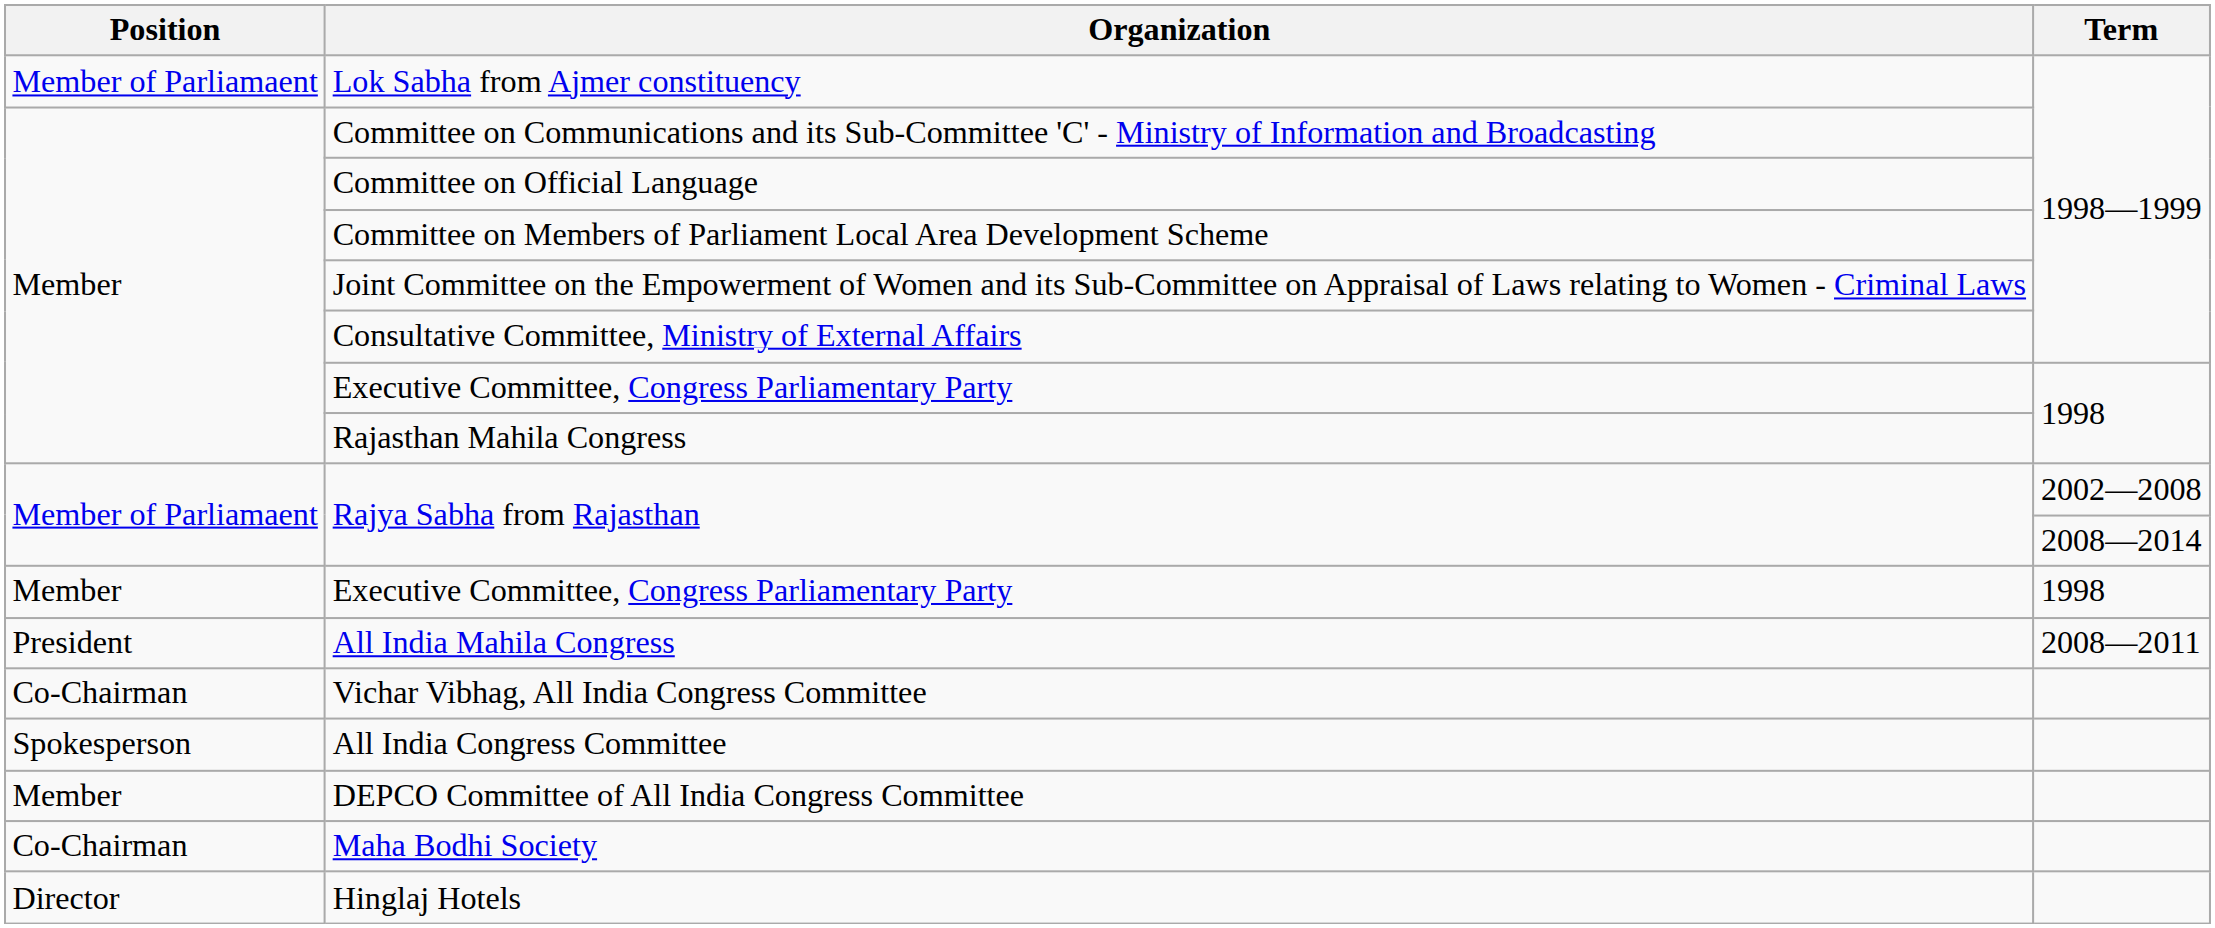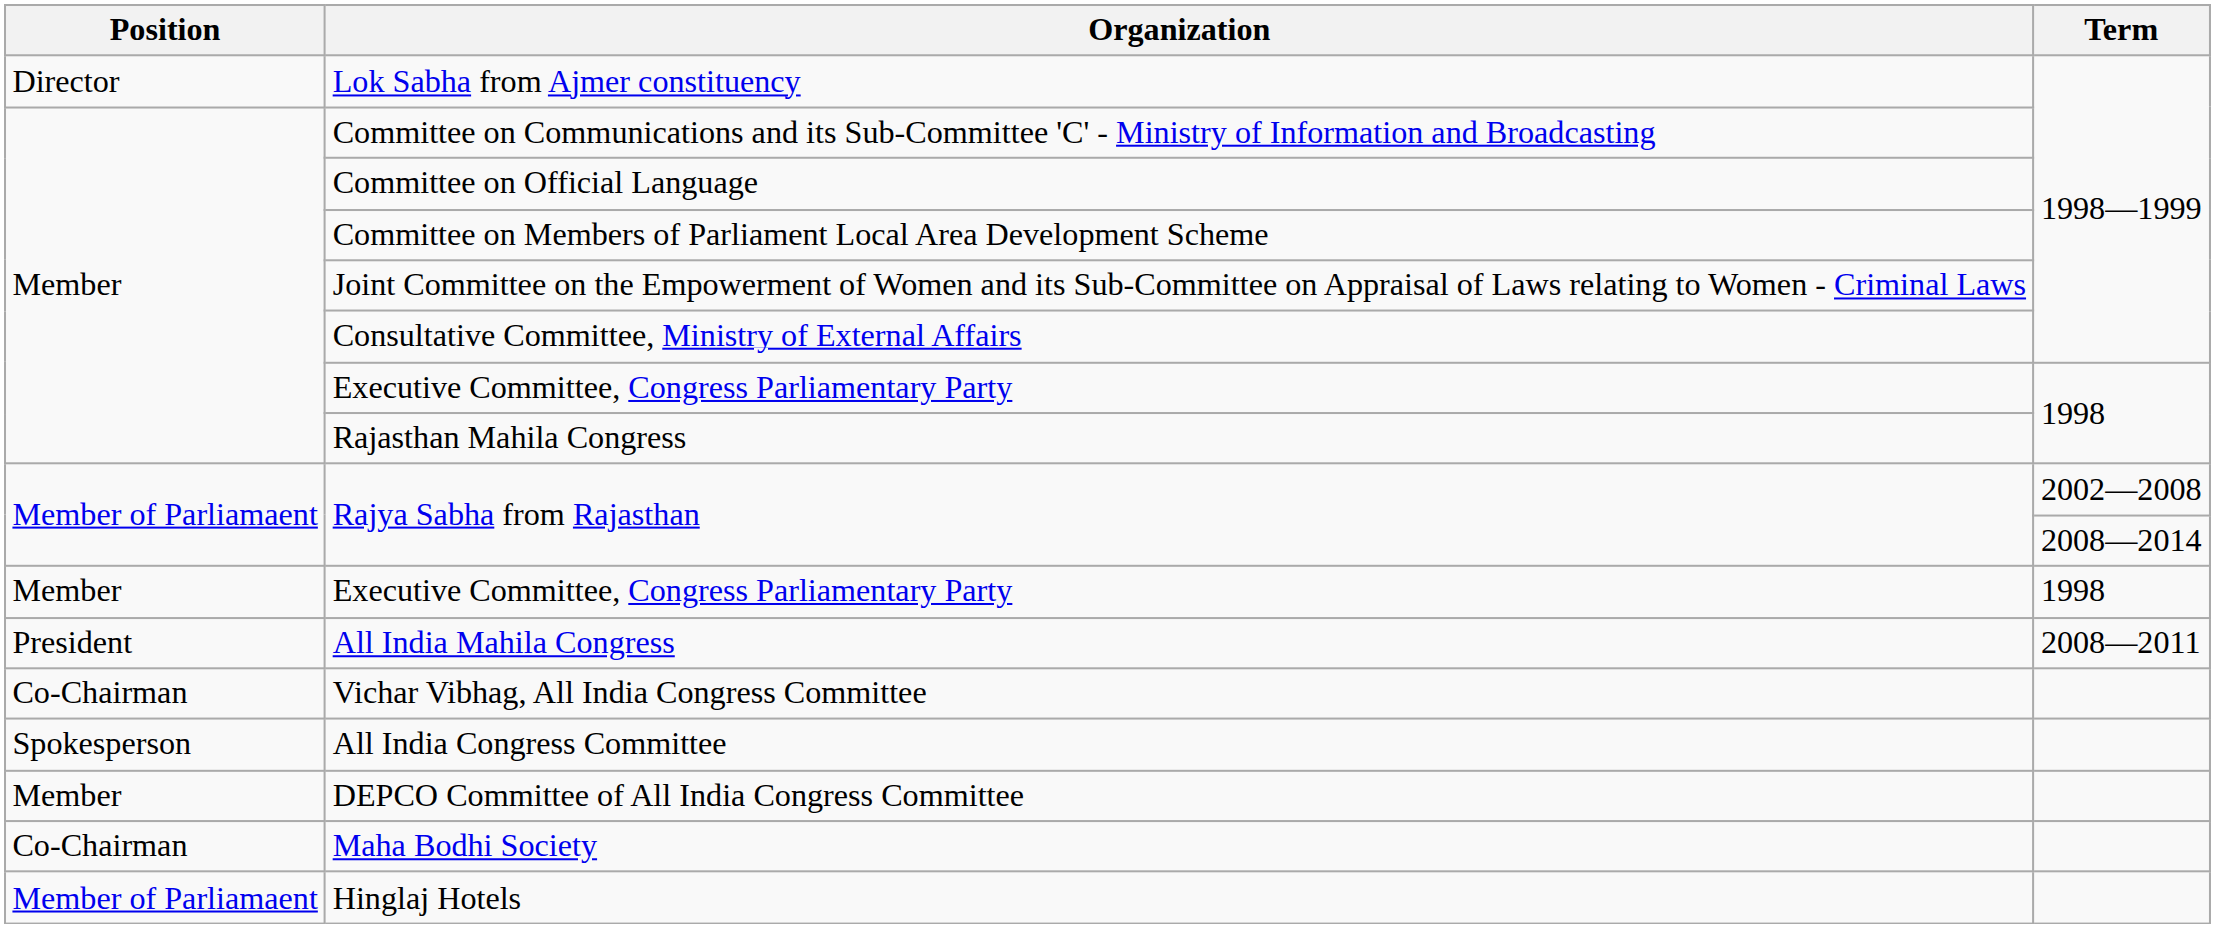(165, 81) Member of Parliamaent -> (66, 81) Director
(66, 897) Director -> (165, 897) Member of Parliamaent
